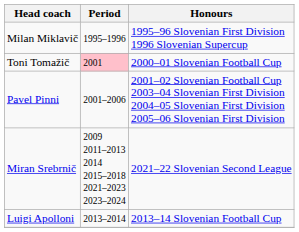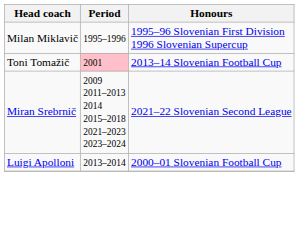(206, 62) 2000–01 Slovenian Football Cup -> (206, 62) 2013–14 Slovenian Football Cup
- row: (33, 99)
(206, 218) 2013–14 Slovenian Football Cup -> (206, 162) 2000–01 Slovenian Football Cup
